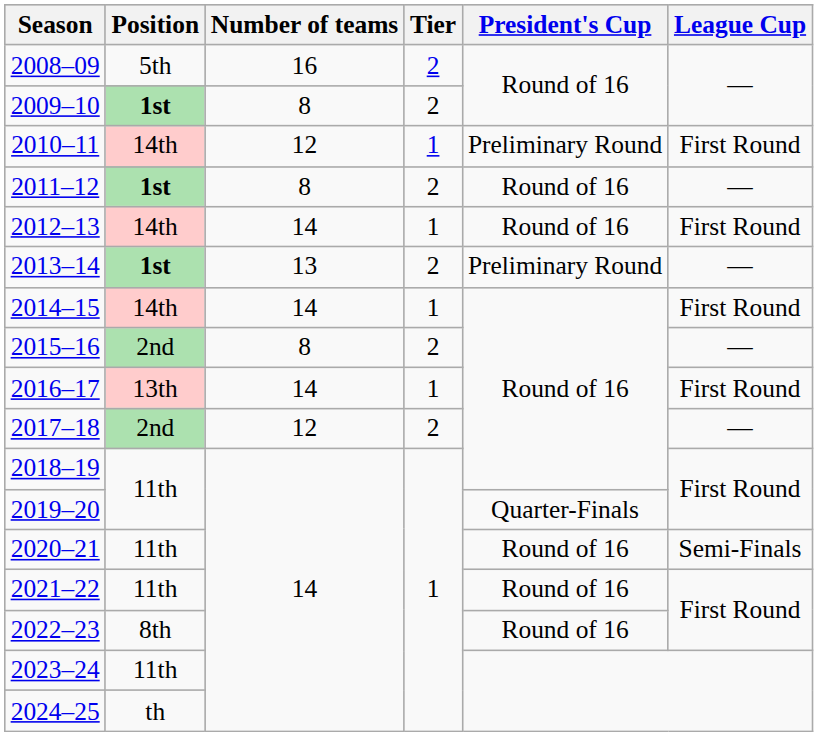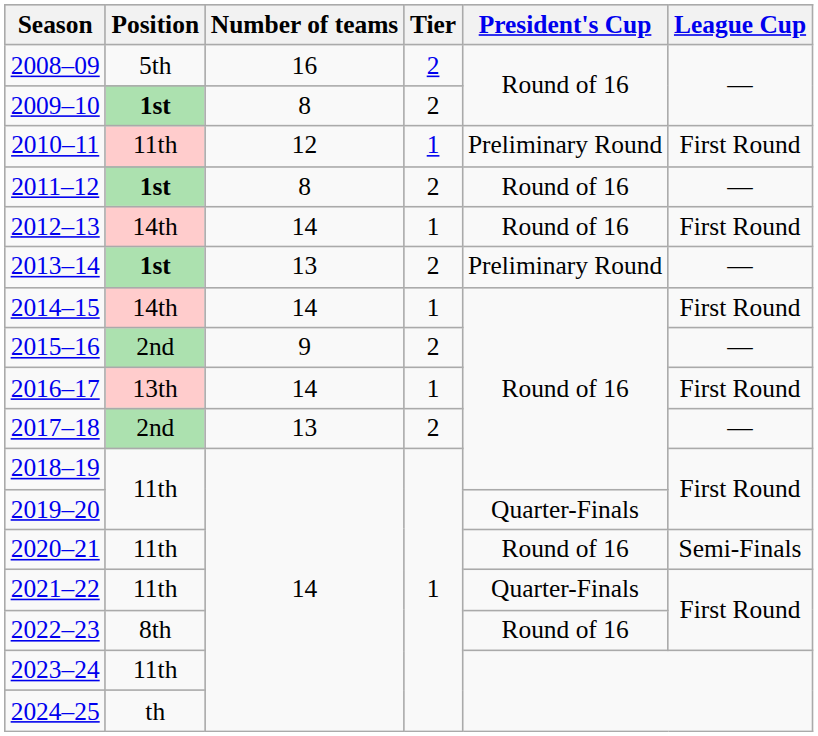(155, 145) 14th -> (155, 145) 11th
(305, 347) 8 -> (305, 347) 9
(305, 428) 12 -> (305, 428) 13
(565, 589) Round of 16 -> (565, 589) Quarter-Finals
